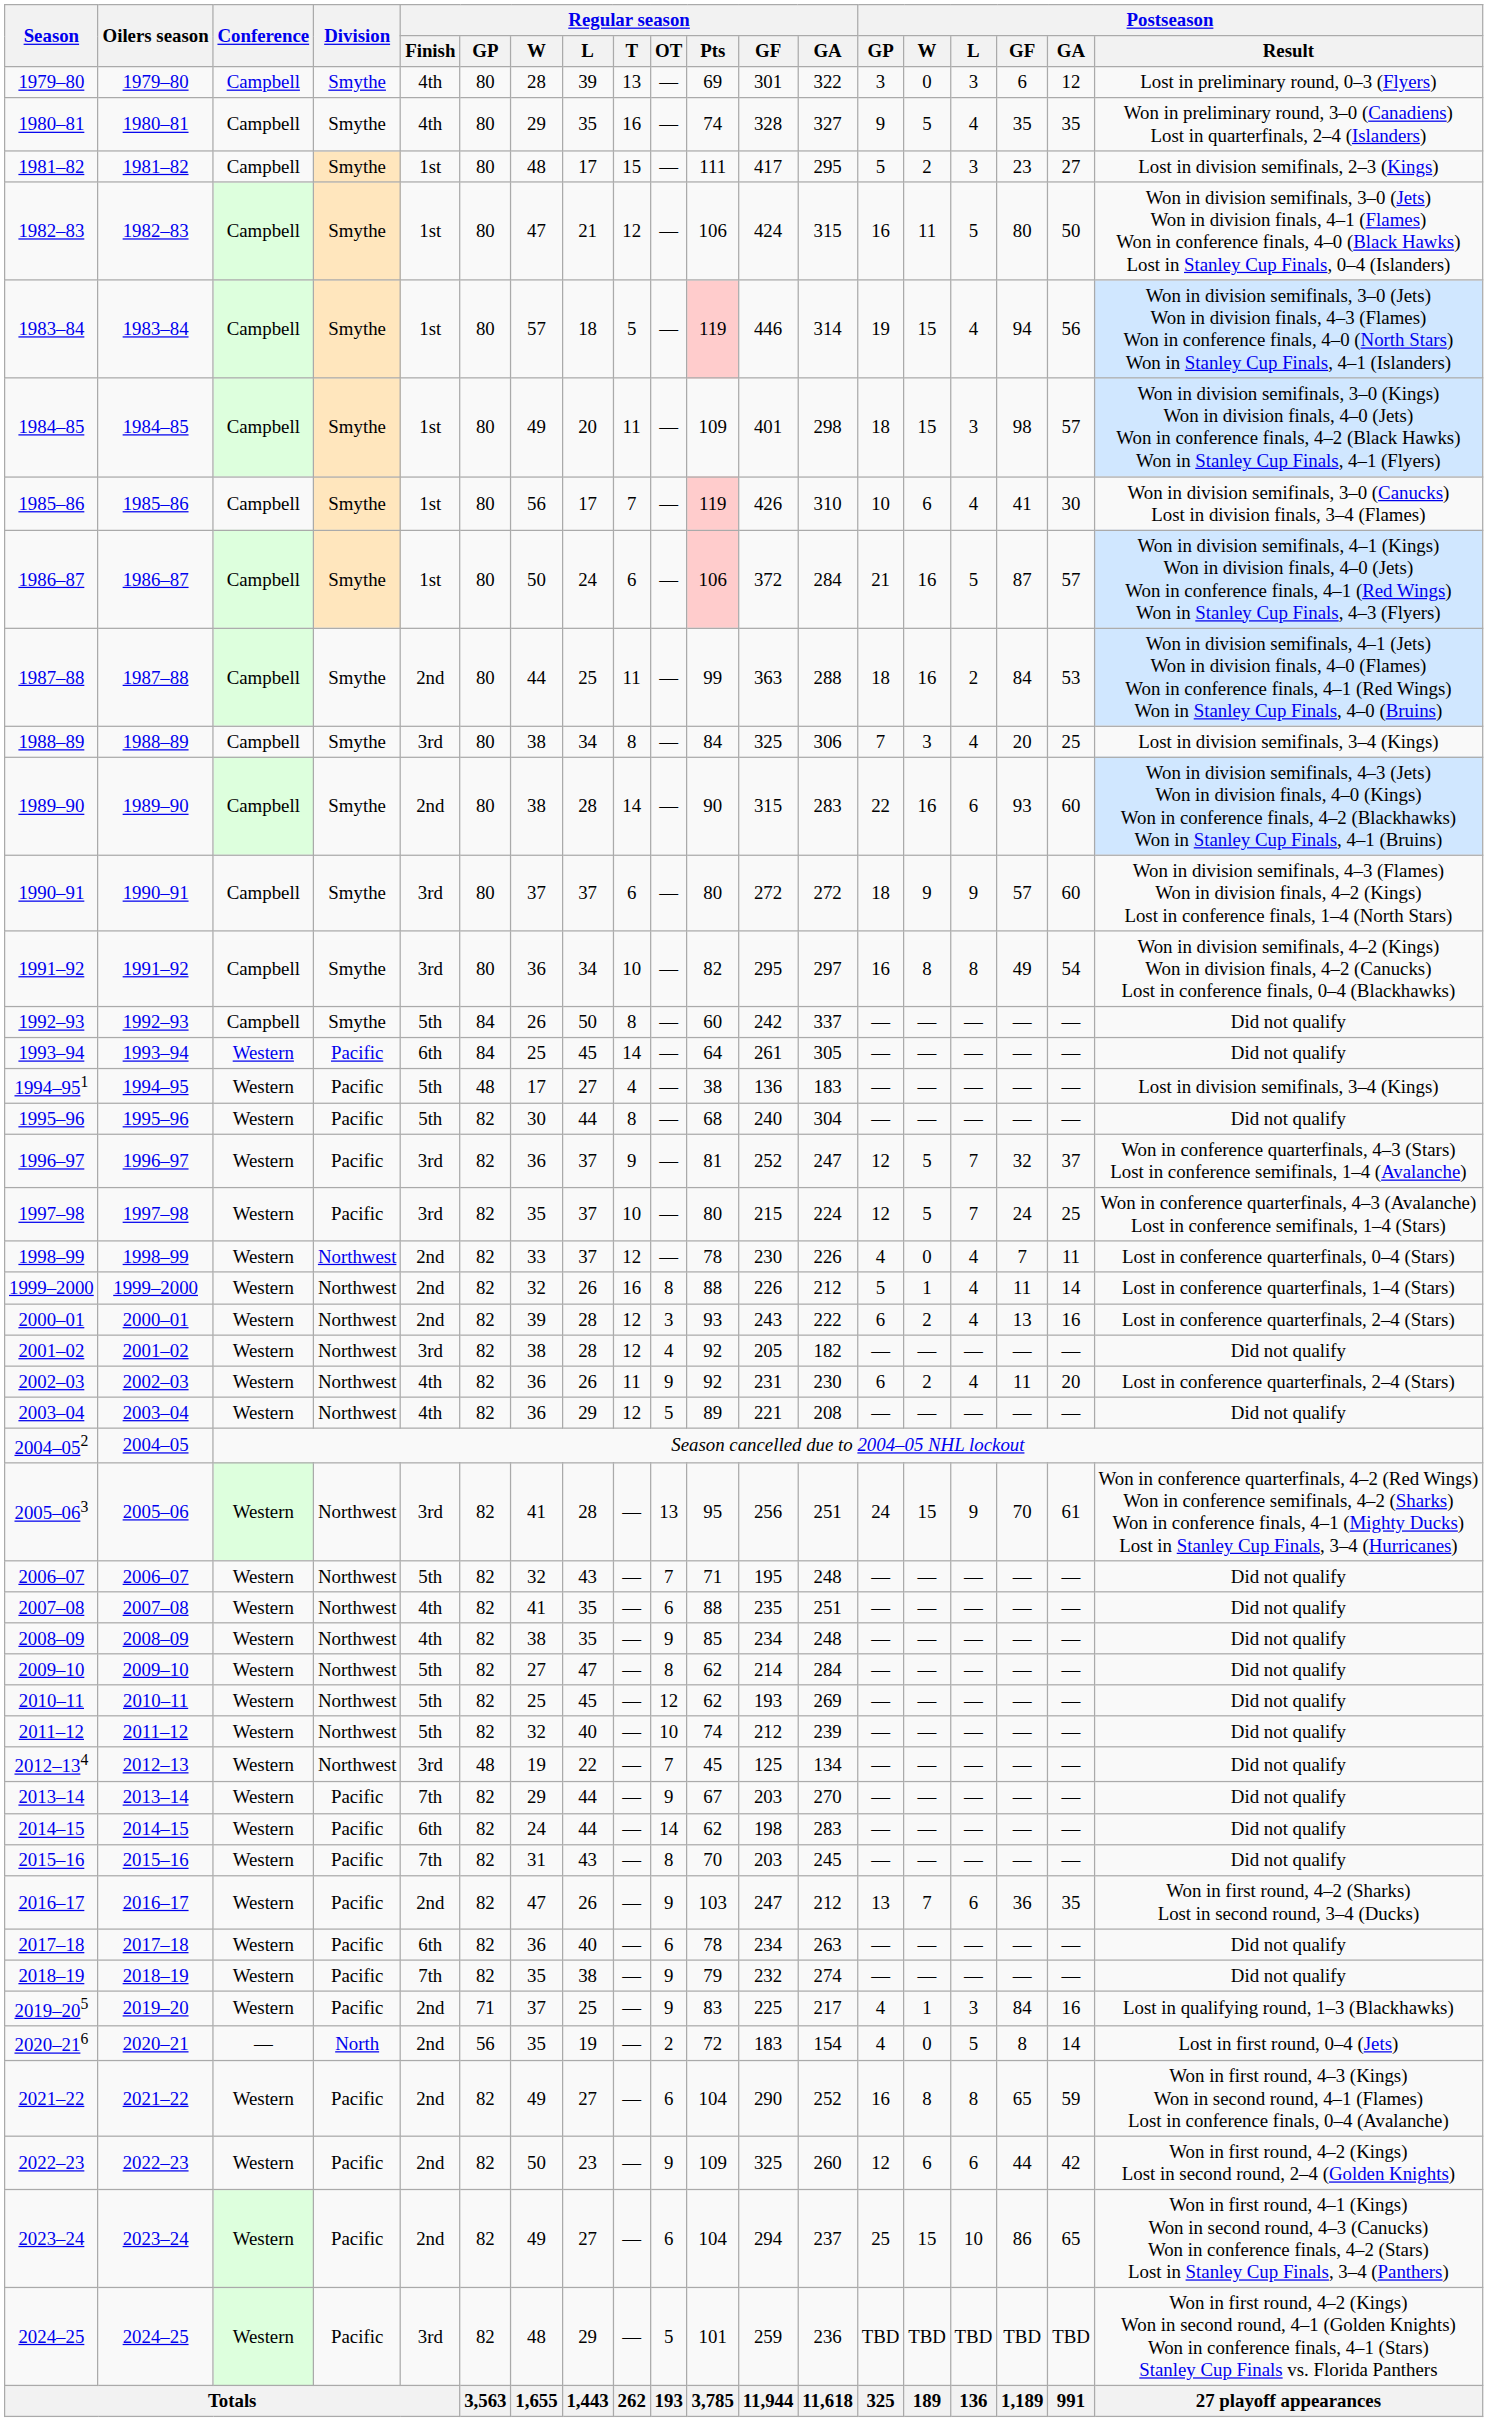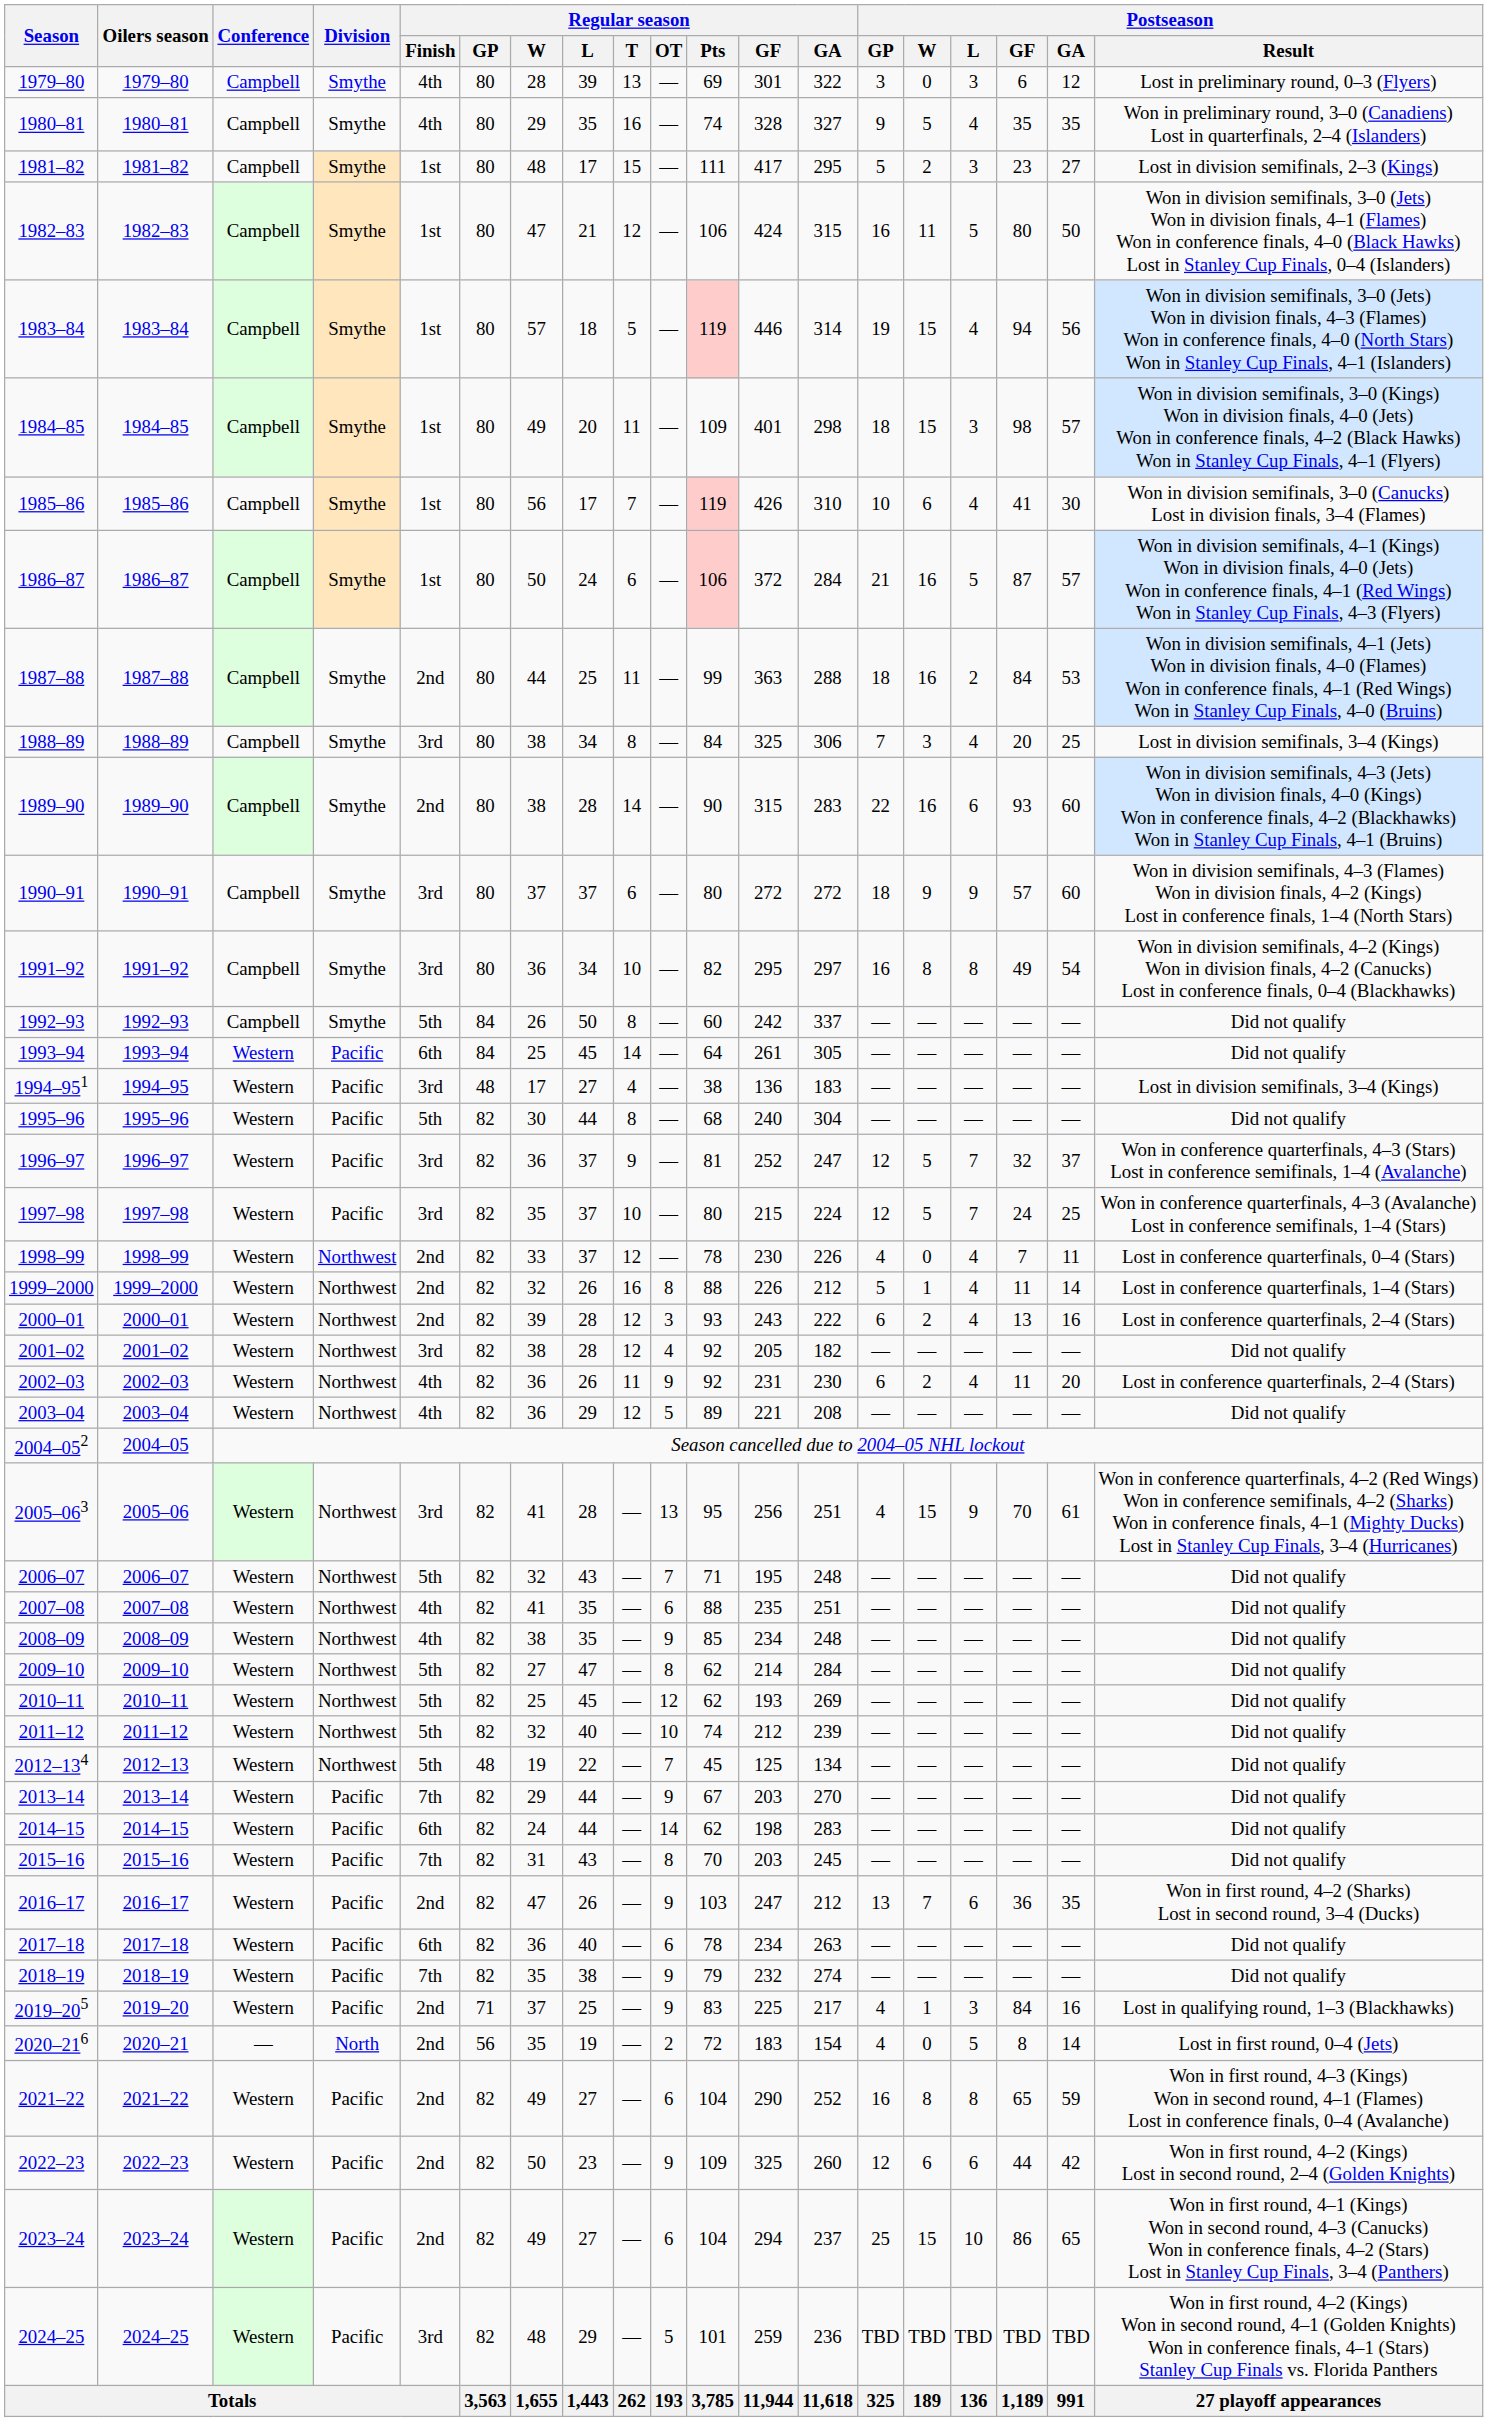(430, 1086) 5th -> (430, 1086) 3rd
(881, 1511) 24 -> (881, 1511) 4
(430, 1764) 3rd -> (430, 1764) 5th
